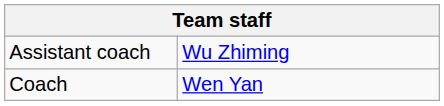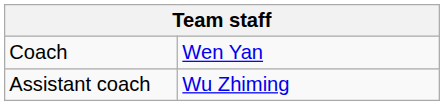rows swapped: (38, 84) <-> (80, 52)
